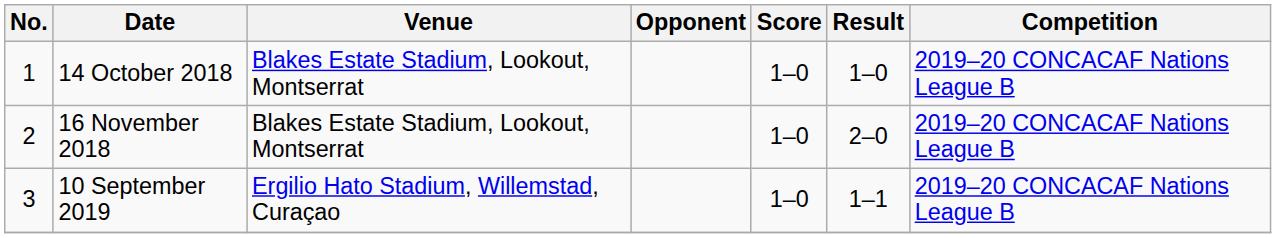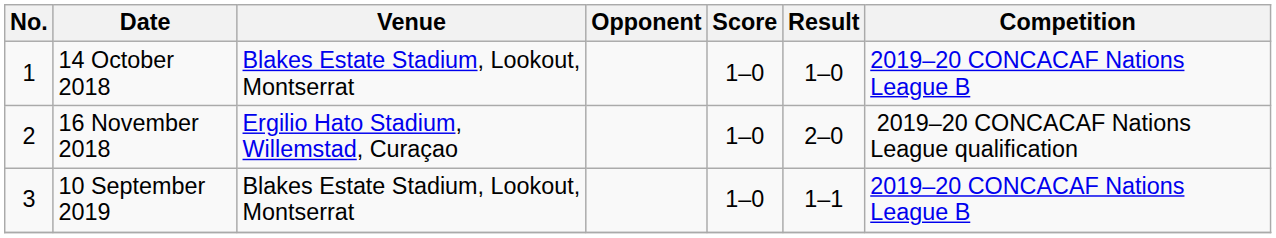(421, 136) Blakes Estate Stadium, Lookout, Montserrat -> (352, 136) Ergilio Hato Stadium, Willemstad, Curaçao
(1072, 136) 2019–20 CONCACAF Nations League B -> (1031, 136) 2019–20 CONCACAF Nations League qualification
(425, 199) Ergilio Hato Stadium, Willemstad, Curaçao -> (411, 199) Blakes Estate Stadium, Lookout, Montserrat
